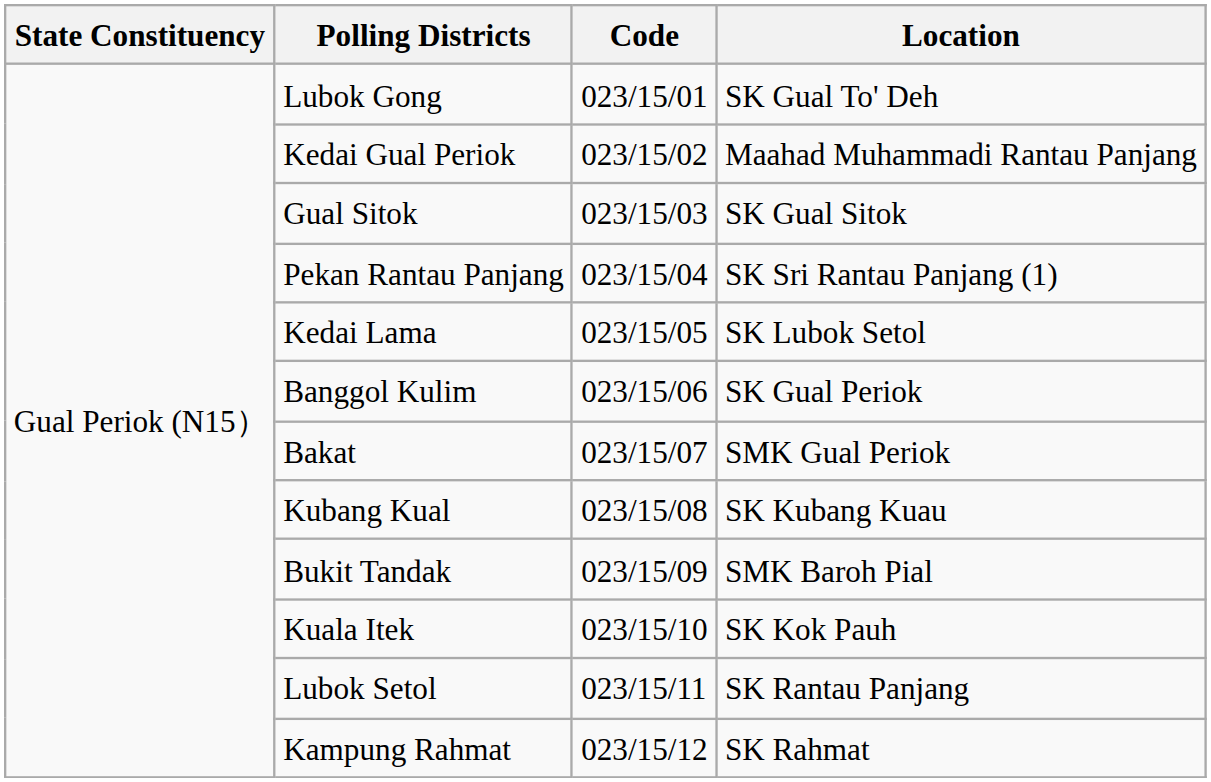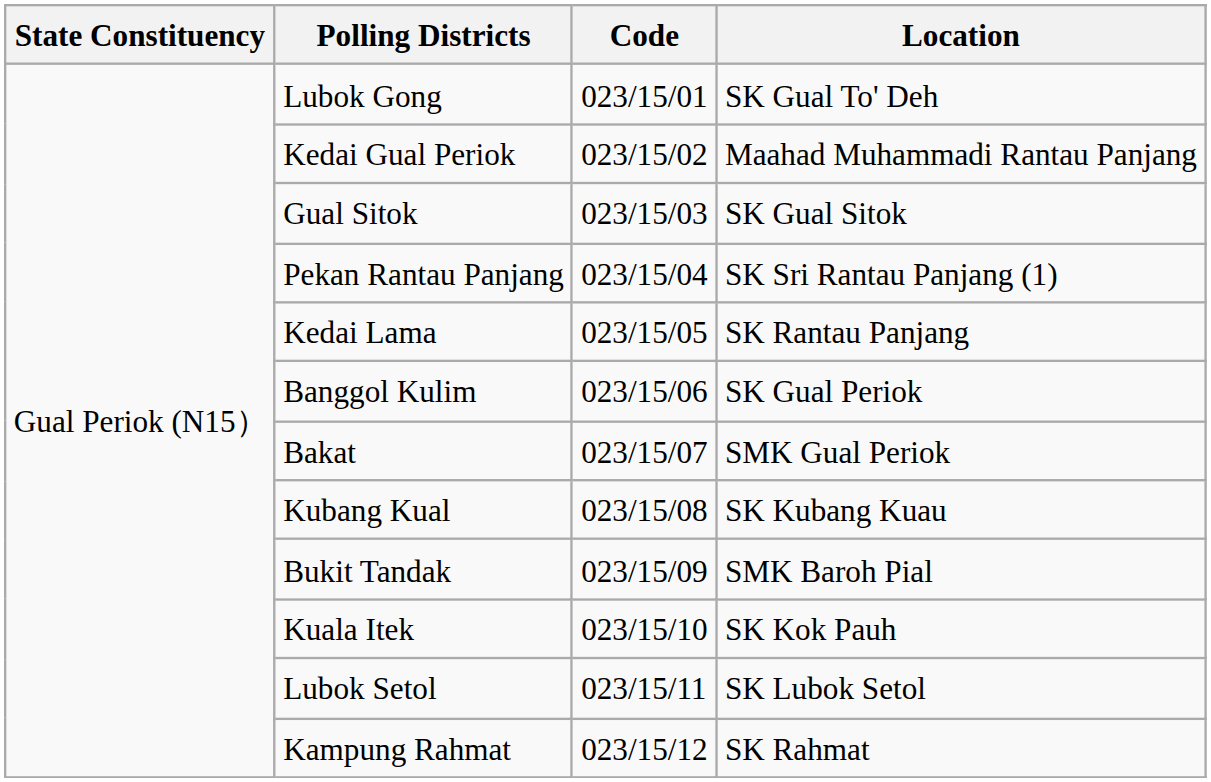(825, 333) SK Lubok Setol -> (847, 333) SK Rantau Panjang
(847, 689) SK Rantau Panjang -> (825, 689) SK Lubok Setol
